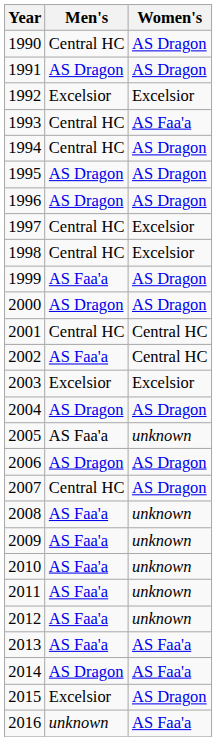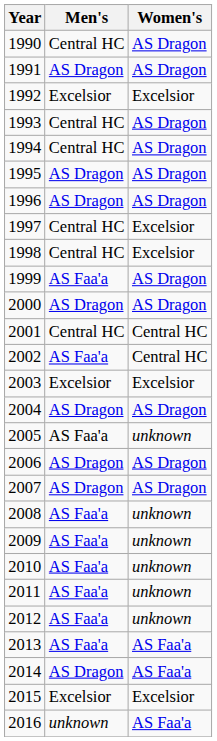(162, 122) AS Faa'a -> (169, 122) AS Dragon
(87, 488) Central HC -> (86, 488) AS Dragon
(169, 697) AS Dragon -> (163, 697) Excelsior
